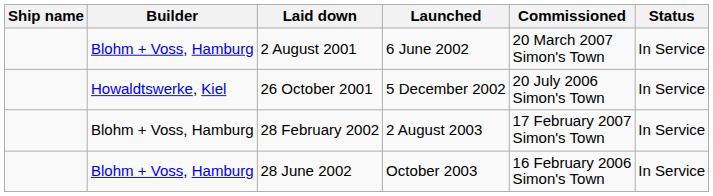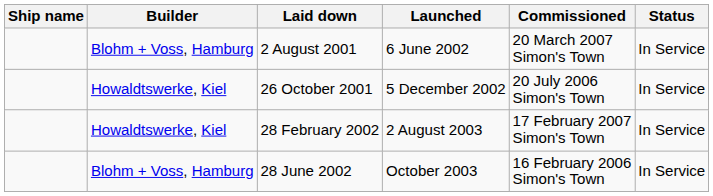(172, 130) Blohm + Voss, Hamburg -> (159, 130) Howaldtswerke, Kiel
